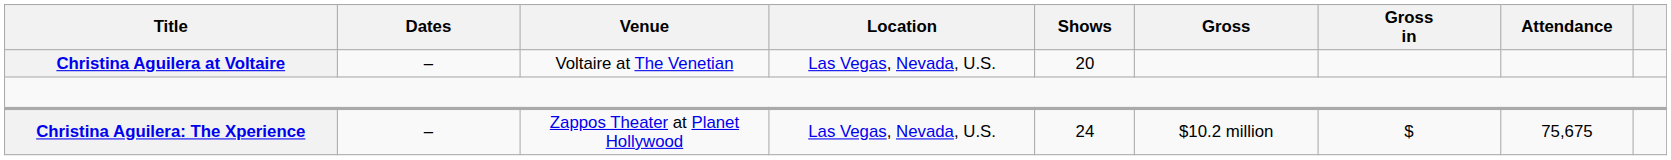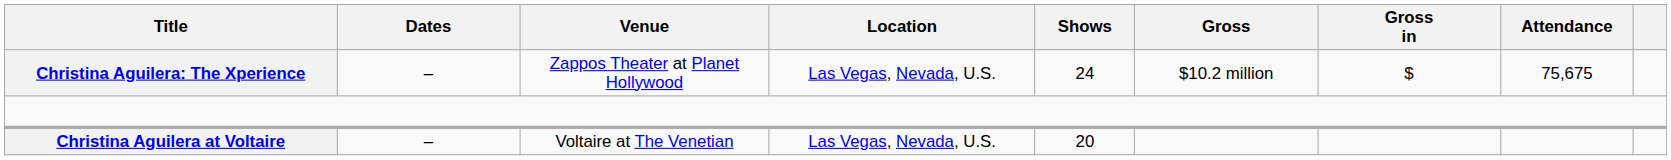rows swapped: (171, 132) <-> (171, 63)
